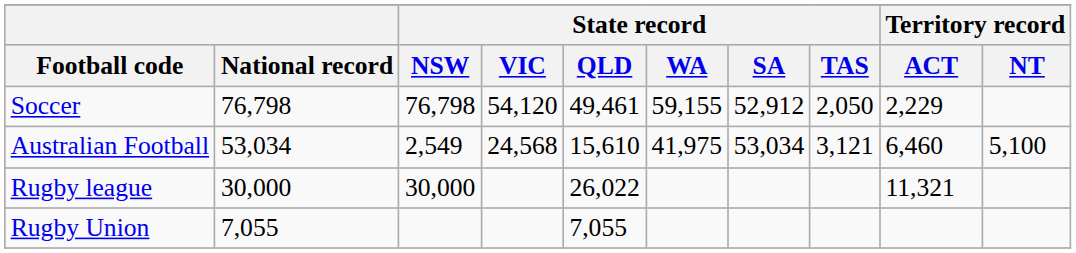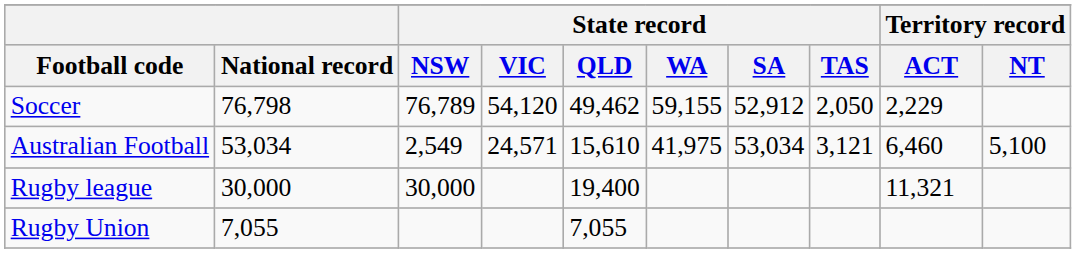(440, 106) 76,798 -> (440, 106) 76,789
(605, 106) 49,461 -> (605, 106) 49,462
(522, 146) 24,568 -> (522, 146) 24,571
(605, 187) 26,022 -> (605, 187) 19,400
